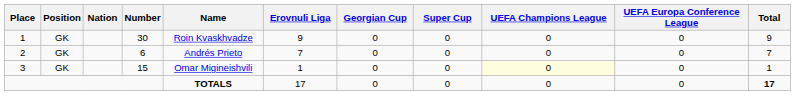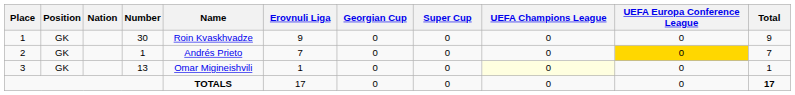(143, 53) 6 -> (143, 53) 1
(681, 53) no background -> (681, 53) gold background
(143, 68) 15 -> (143, 68) 13
